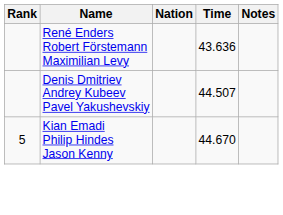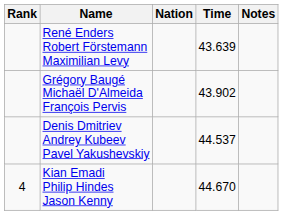(217, 47) 43.636 -> (217, 47) 43.639
+ row: (93, 93)
(217, 93) 44.507 -> (217, 140) 44.537
(22, 140) 5 -> (22, 187) 4
